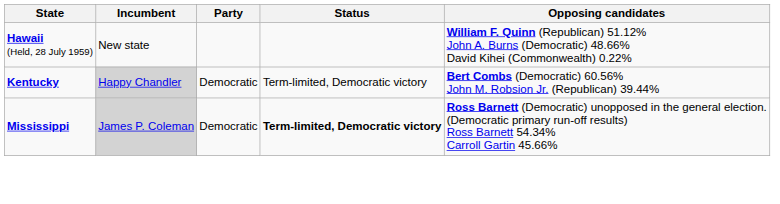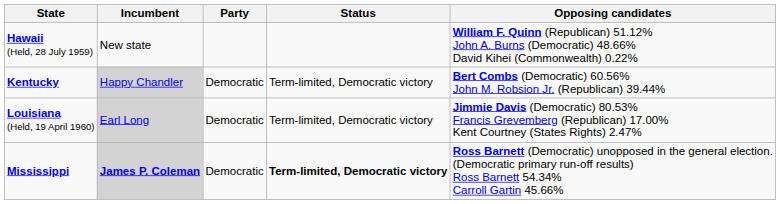+ row: (51, 120)
(146, 126) normal -> (150, 170) bold
